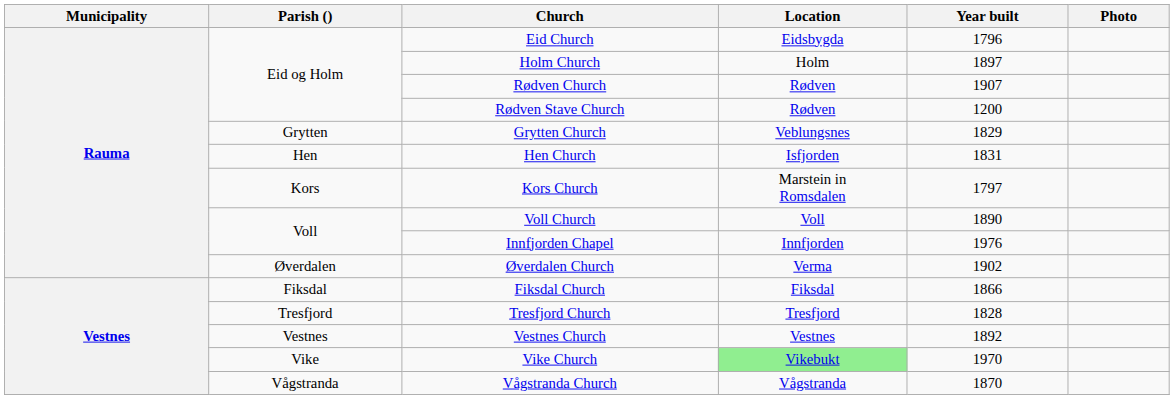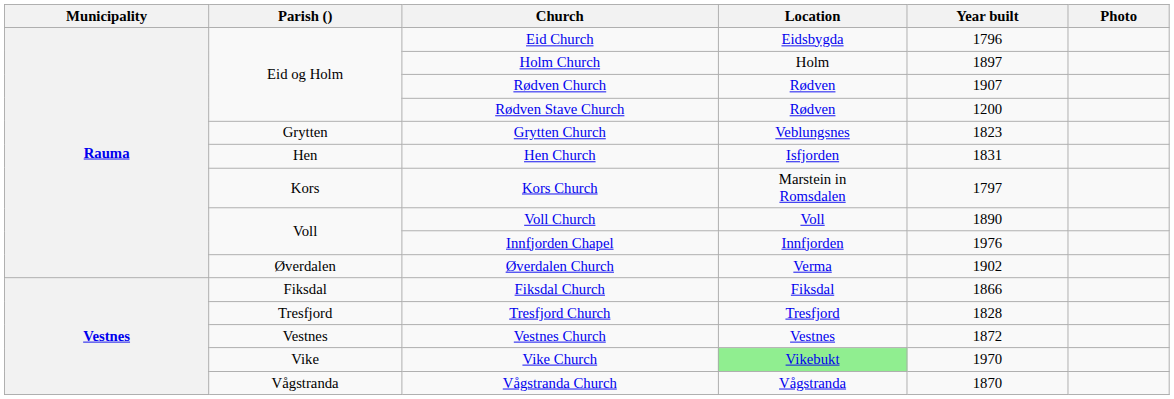(987, 132) 1829 -> (987, 132) 1823
(987, 336) 1892 -> (987, 336) 1872
